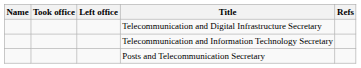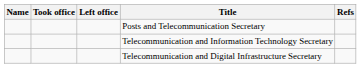rows swapped: (194, 56) <-> (222, 26)
